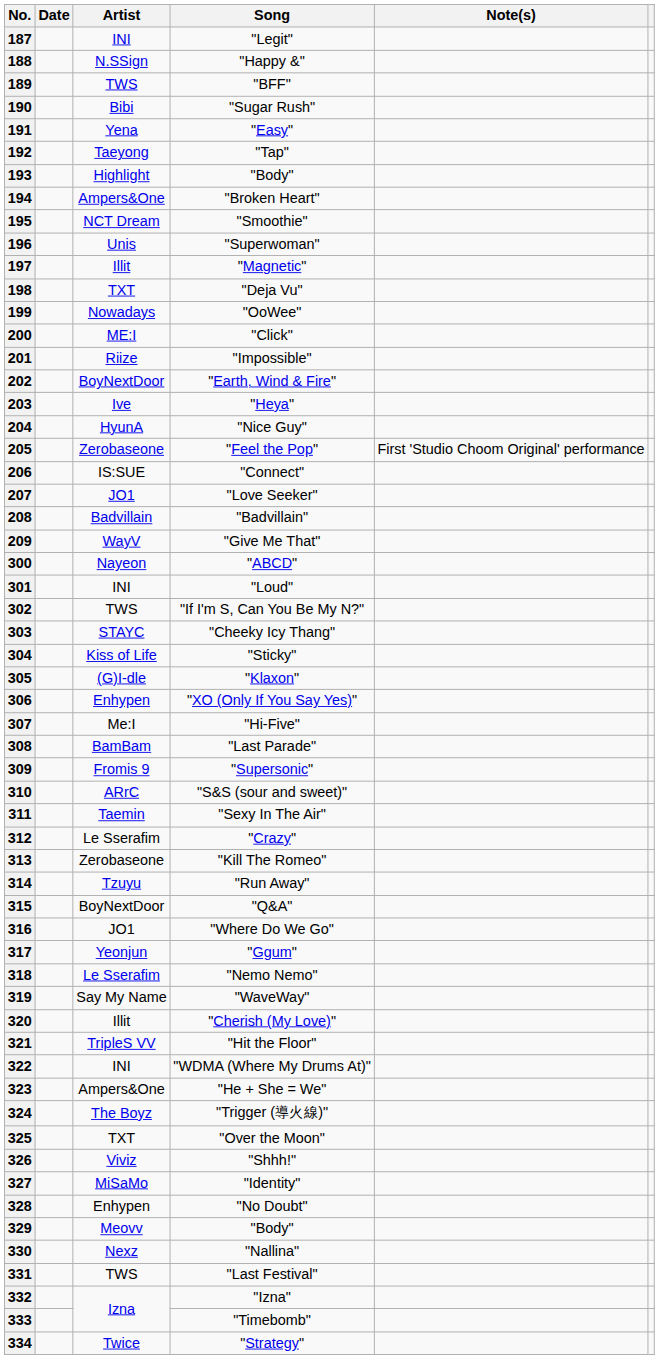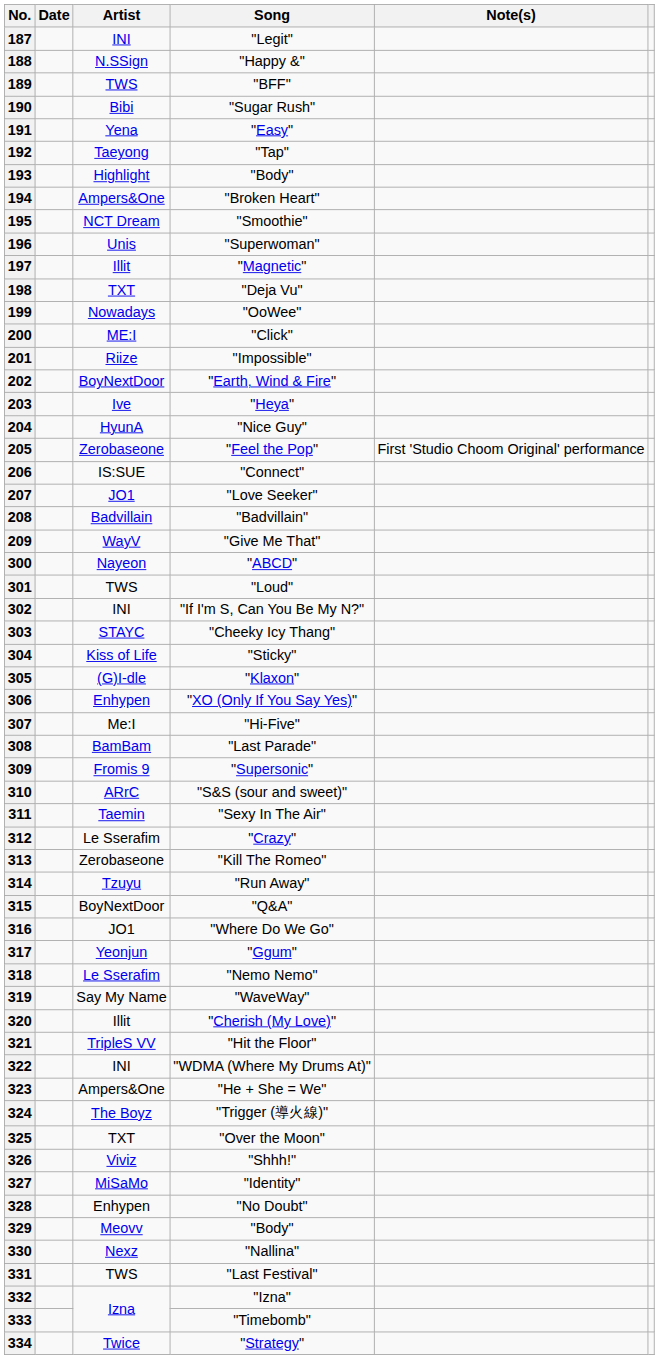(121, 586) INI -> (121, 586) TWS
(121, 609) TWS -> (121, 609) INI
